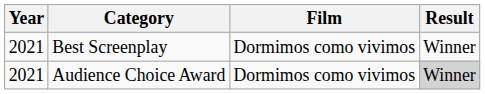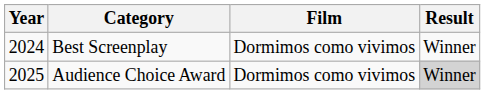(26, 46) 2021 -> (26, 46) 2024
(26, 74) 2021 -> (26, 74) 2025
